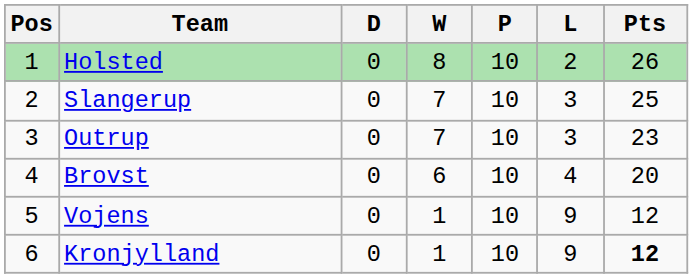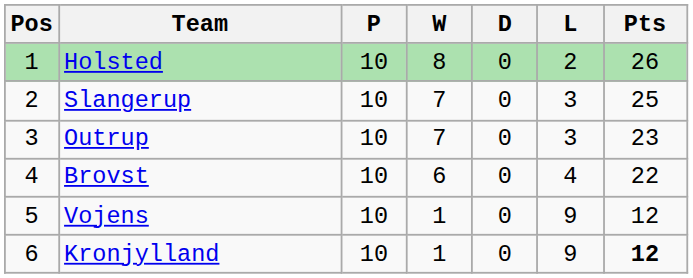columns swapped: (505, 24) <-> (374, 24)
(645, 177) 20 -> (645, 177) 22
